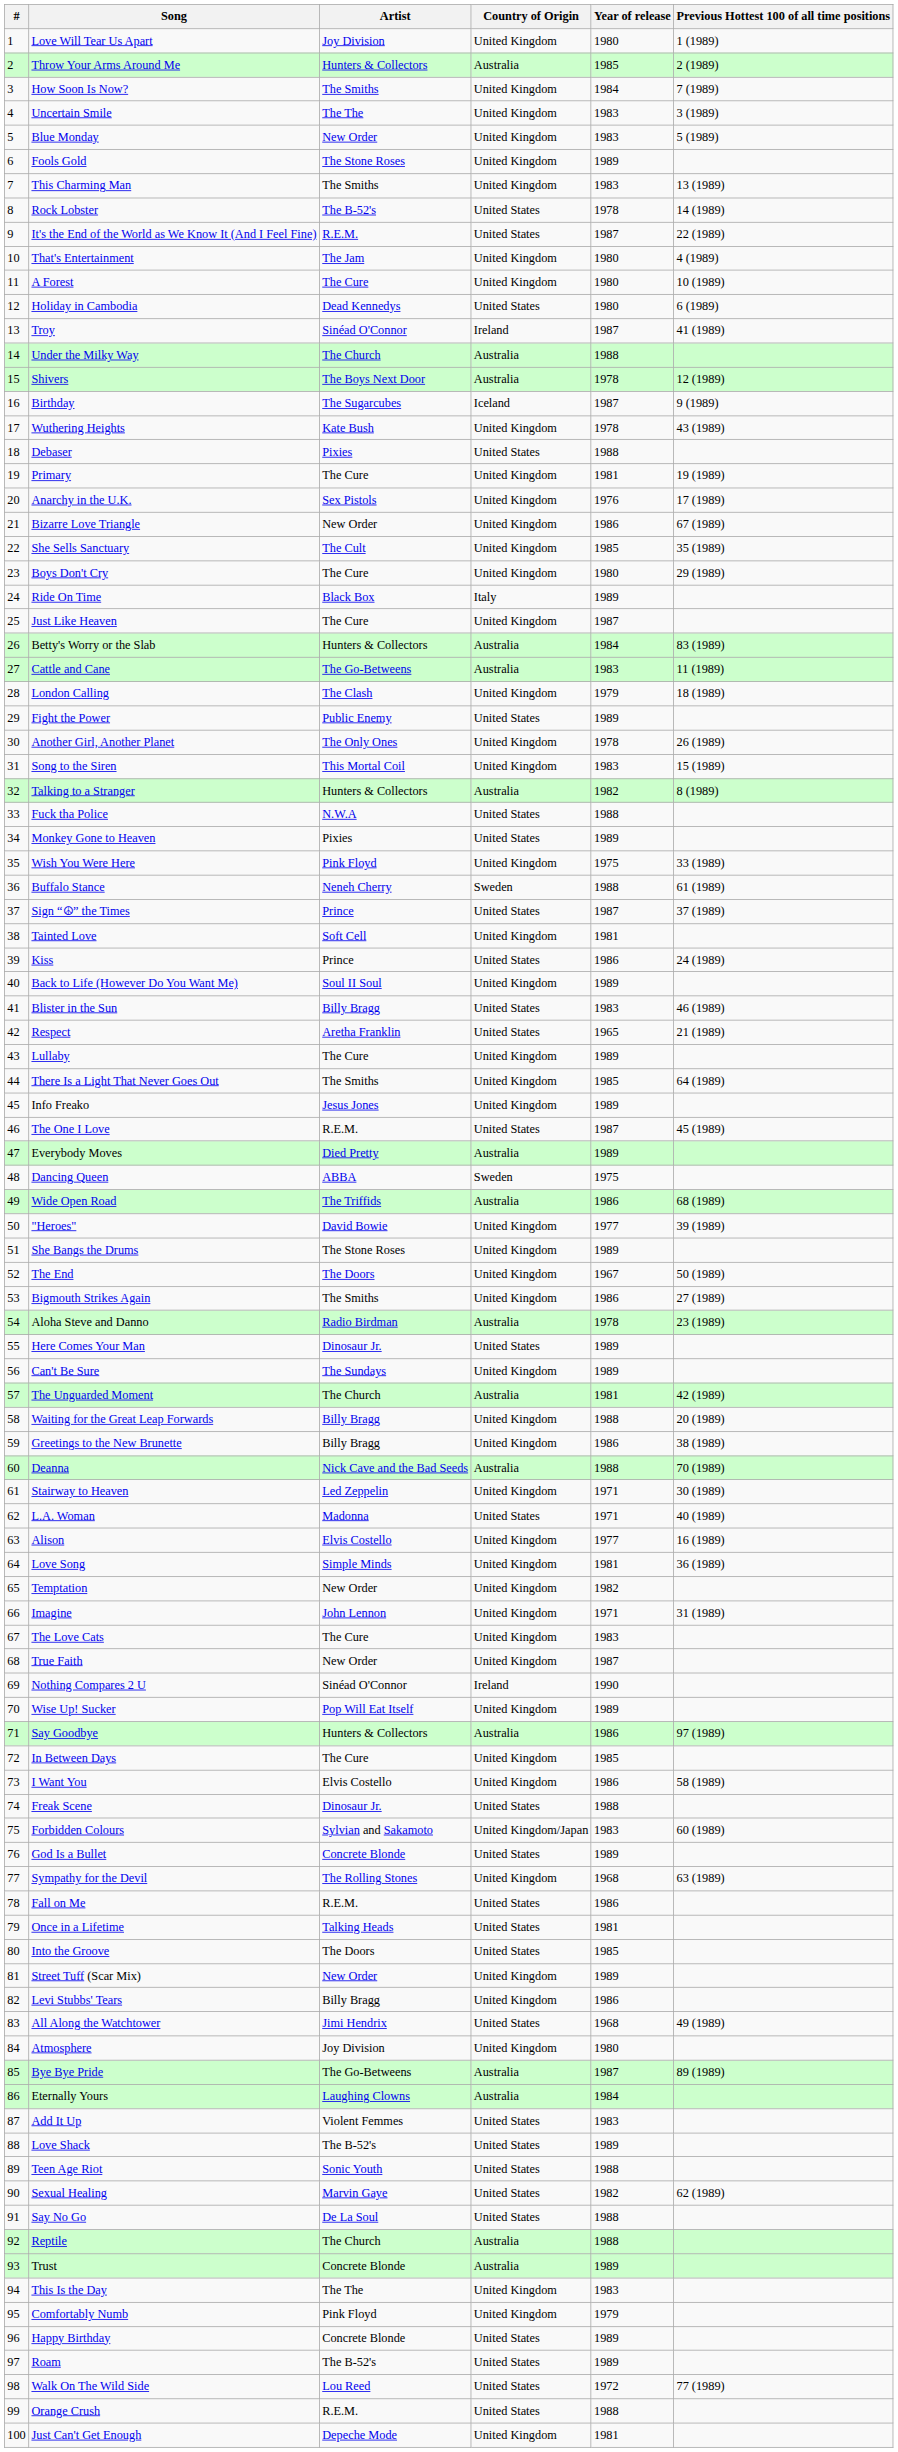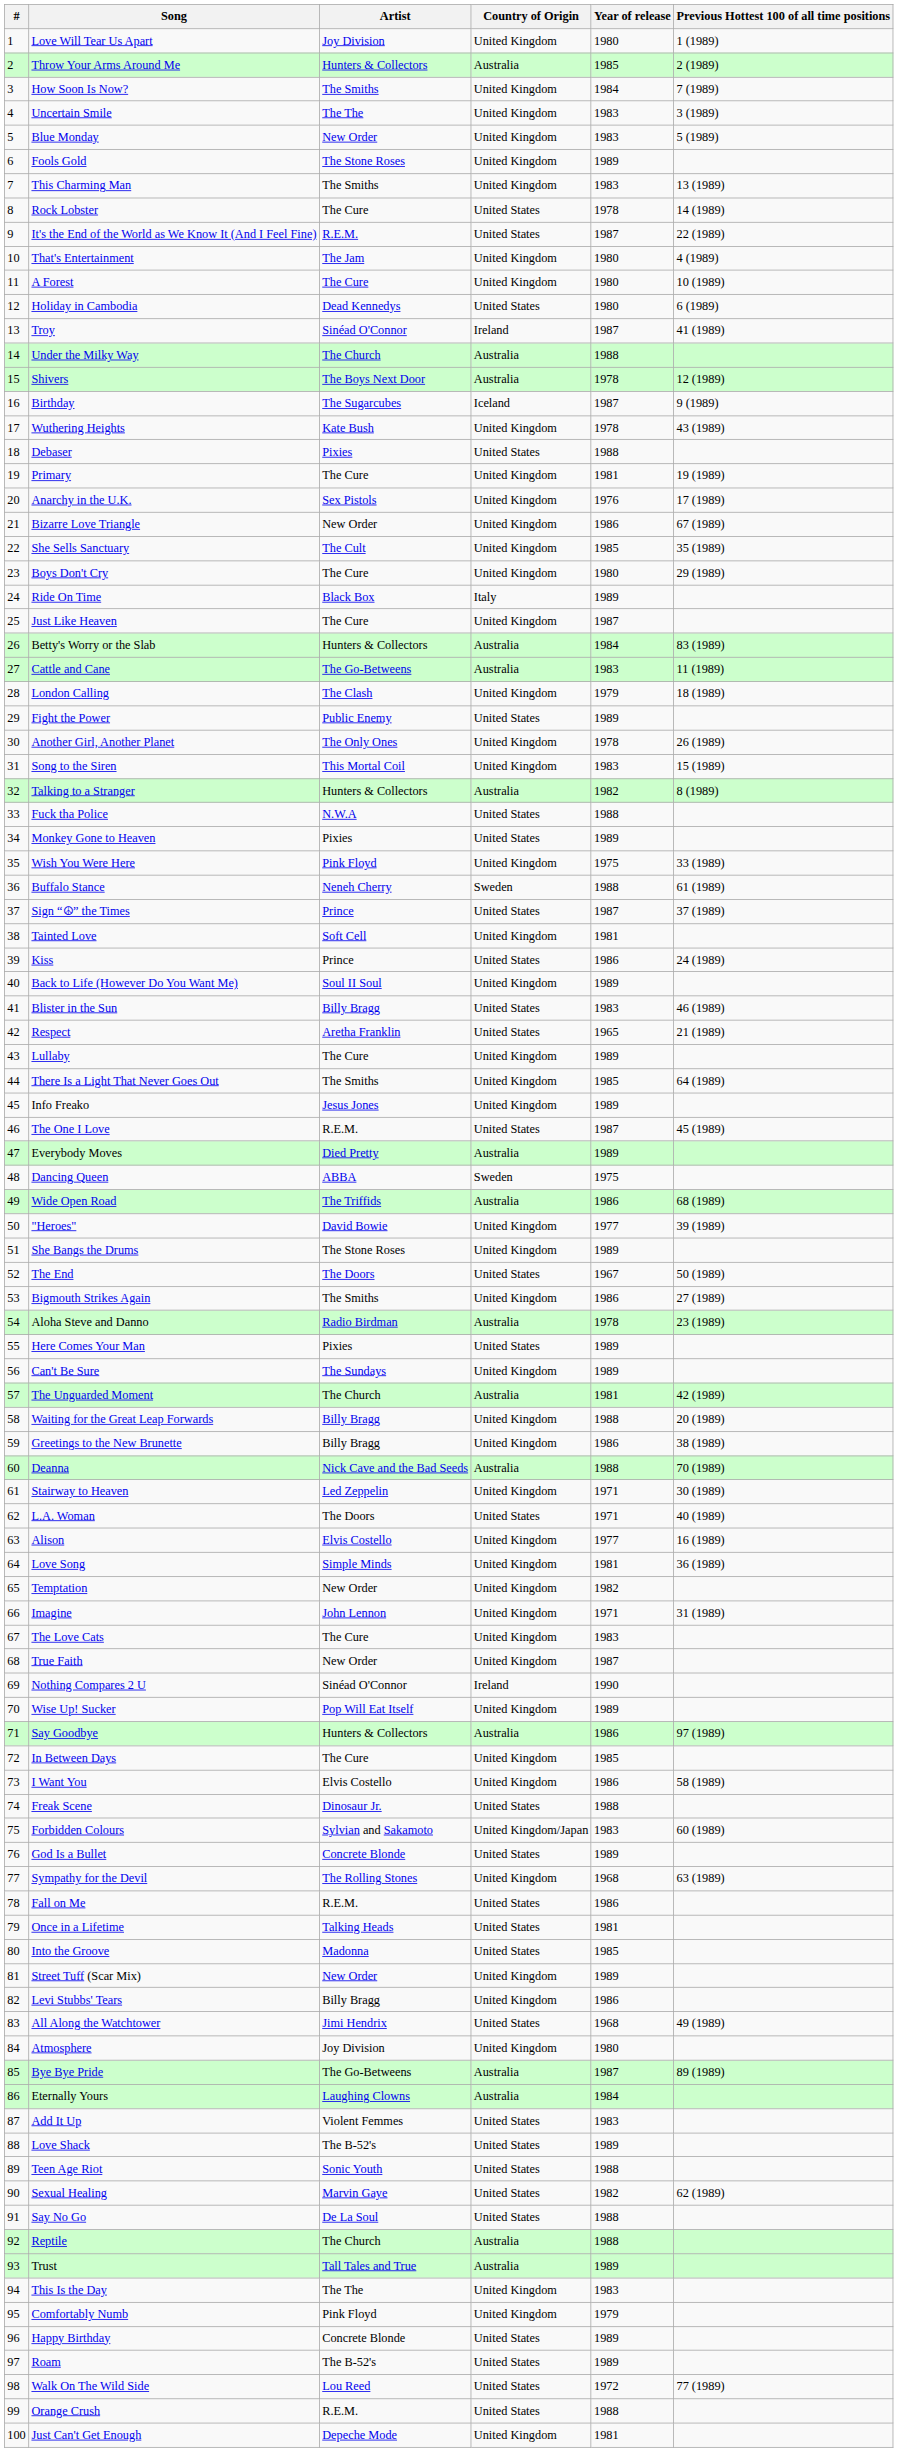(349, 209) The B-52's -> (345, 209) The Cure
(515, 1274) United Kingdom -> (507, 1274) United States
(352, 1346) Dinosaur Jr. -> (337, 1346) Pixies
(345, 1515) Madonna -> (348, 1515) The Doors
(348, 1951) The Doors -> (345, 1951) Madonna
(364, 2265) Concrete Blonde -> (369, 2265) Tall Tales and True
